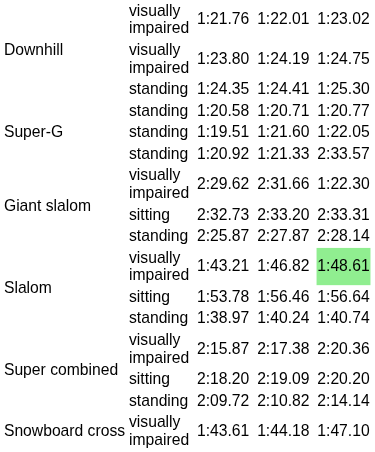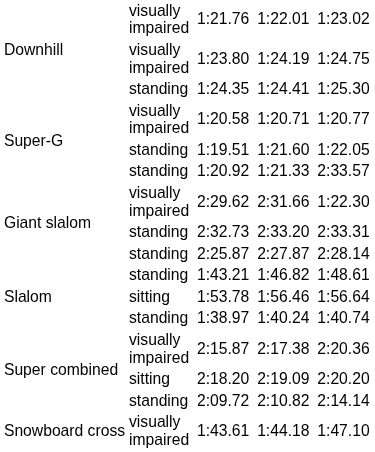(159, 110) standing -> (159, 119) visually impaired
(149, 214) sitting -> (159, 232) standing
(159, 266) visually impaired -> (159, 275) standing
(343, 266) lightgreen background -> (343, 275) no background
